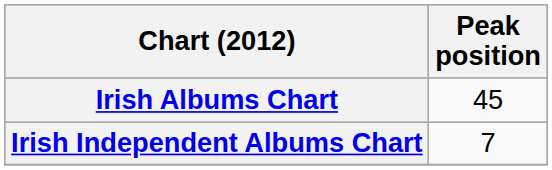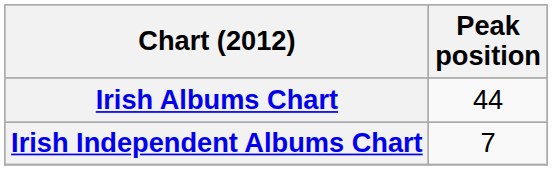(488, 99) 45 -> (488, 99) 44
